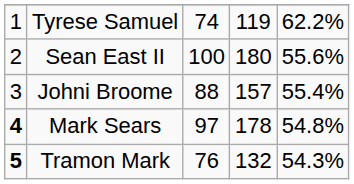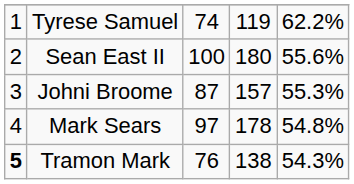(207, 91) 88 -> (207, 91) 87
(313, 91) 55.4% -> (313, 91) 55.3%
(16, 126) bold -> (16, 126) normal
(253, 160) 132 -> (253, 160) 138
